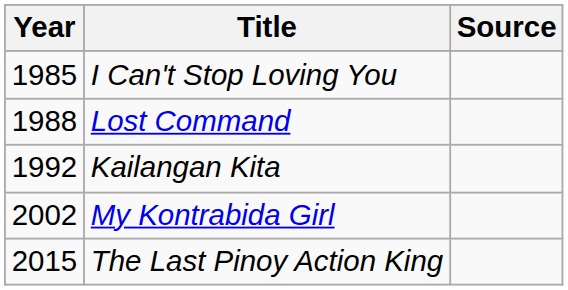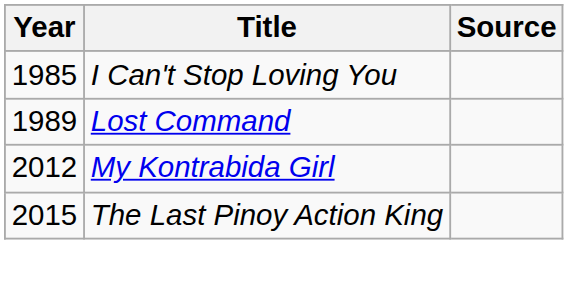(44, 121) 1988 -> (44, 121) 1989
- row: (186, 167)
(44, 214) 2002 -> (44, 167) 2012
